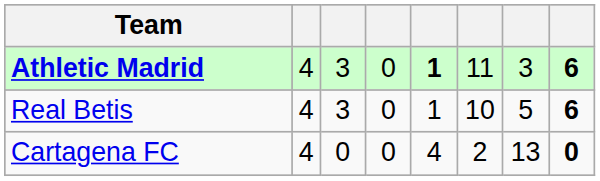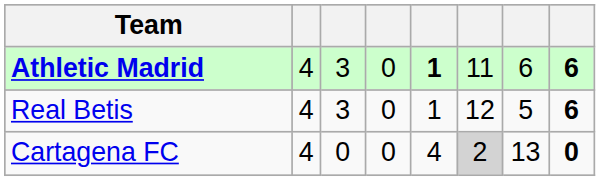(526, 68) 3 -> (526, 68) 6
(480, 110) 10 -> (480, 110) 12
(480, 152) no background -> (480, 152) lightgrey background
